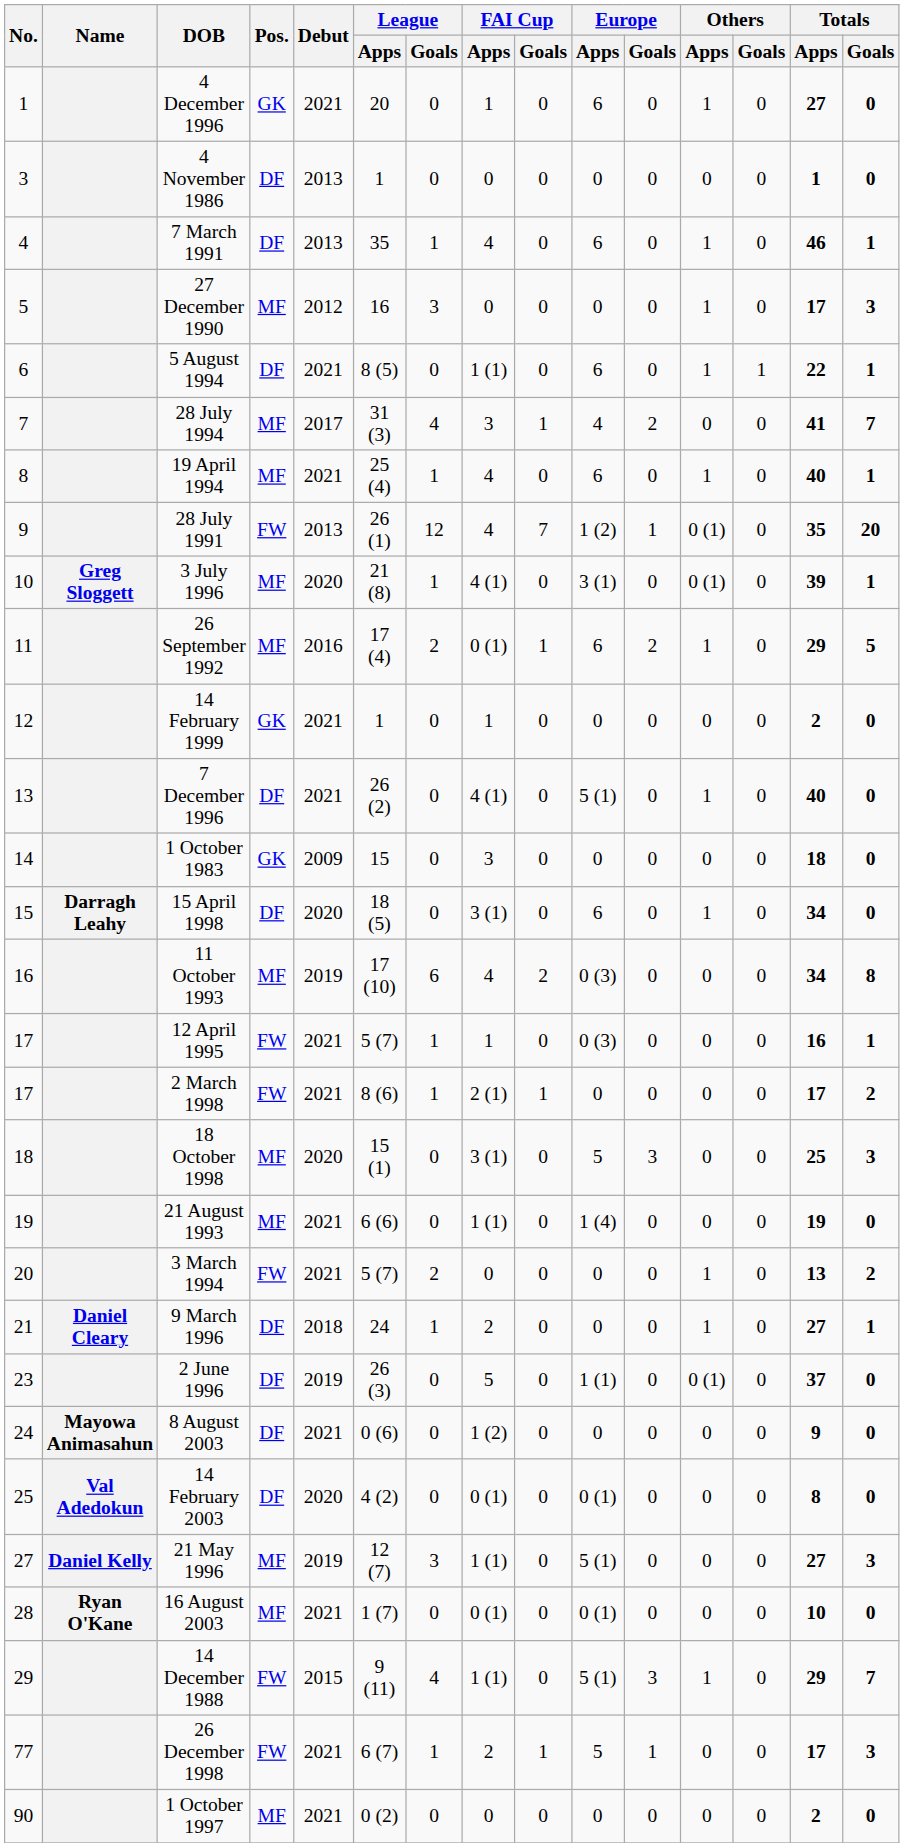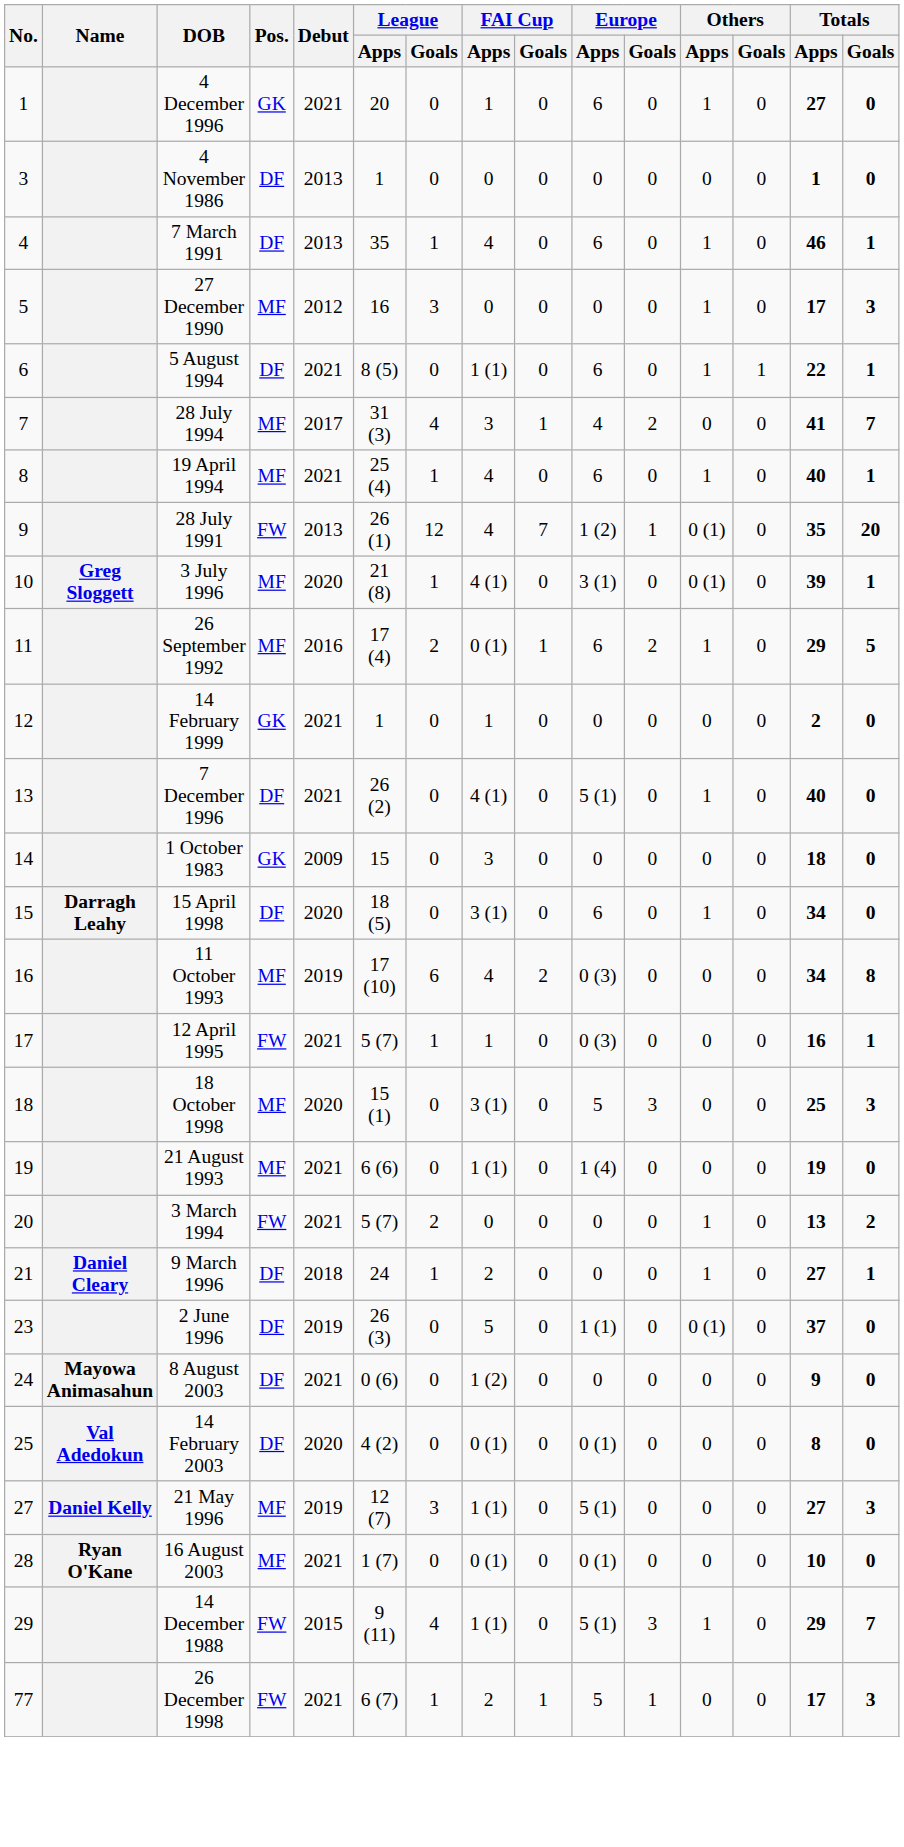- row: (204, 1093)
- row: (204, 1816)
